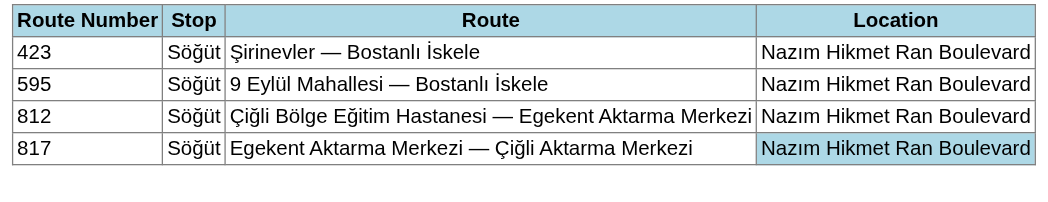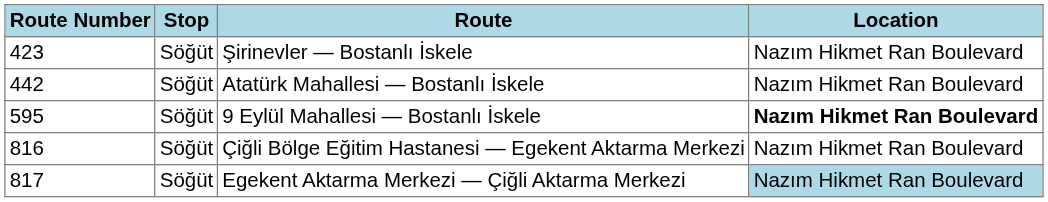+ row: (383, 84)
(896, 84) normal -> (896, 116) bold
(34, 116) 812 -> (27, 148) 816
